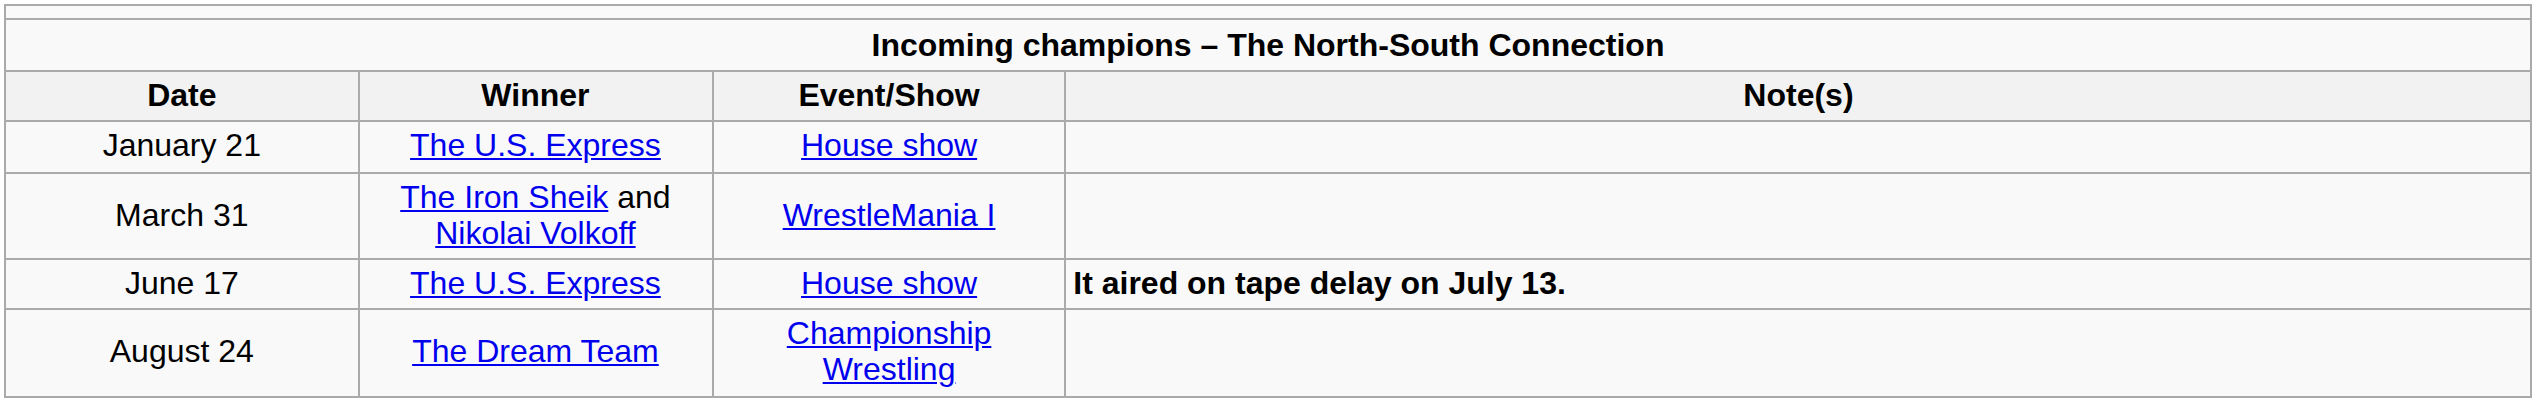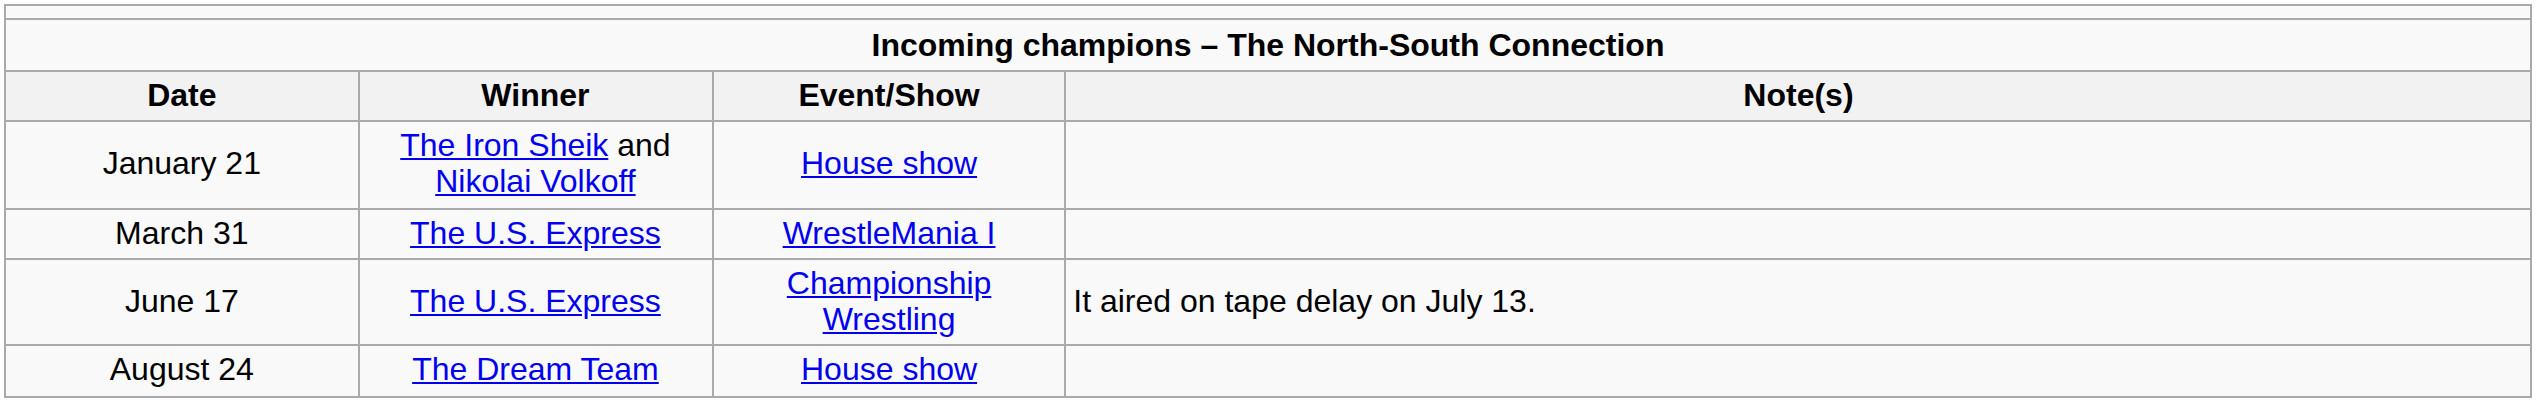(535, 146) The U.S. Express -> (535, 164) The Iron Sheik and Nikolai Volkoff
(535, 214) The Iron Sheik and Nikolai Volkoff -> (535, 232) The U.S. Express
(889, 283) House show -> (889, 301) Championship Wrestling
(1320, 283) bold -> (1305, 301) normal
(889, 352) Championship Wrestling -> (889, 370) House show
